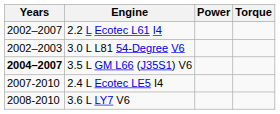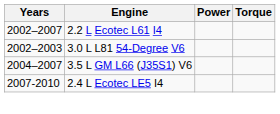(35, 65) bold -> (35, 65) normal
- row: (99, 100)
